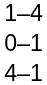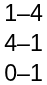rows swapped: (24, 73) <-> (24, 43)
